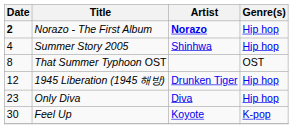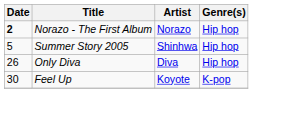(189, 29) bold -> (174, 29) normal
(10, 46) 4 -> (10, 46) 5
- row: (100, 63)
- row: (100, 80)
(13, 98) 23 -> (13, 63) 26
